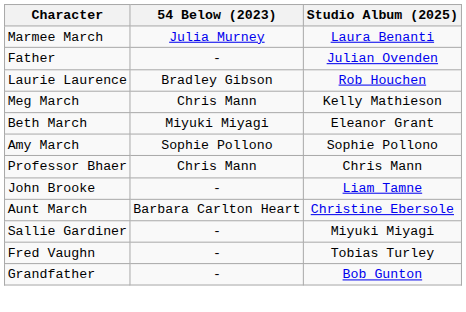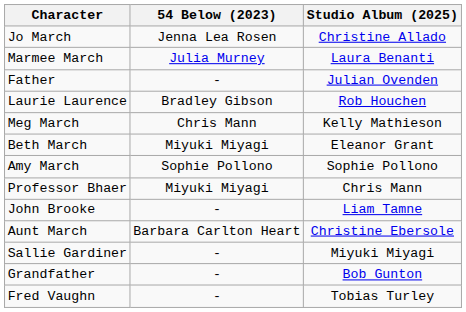+ row: (40, 37)
(217, 167) Chris Mann -> (217, 188) Miyuki Miyagi
rows swapped: (51, 253) <-> (51, 275)
